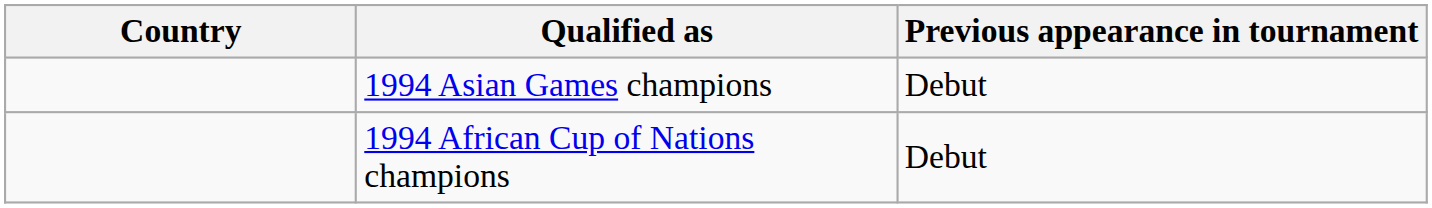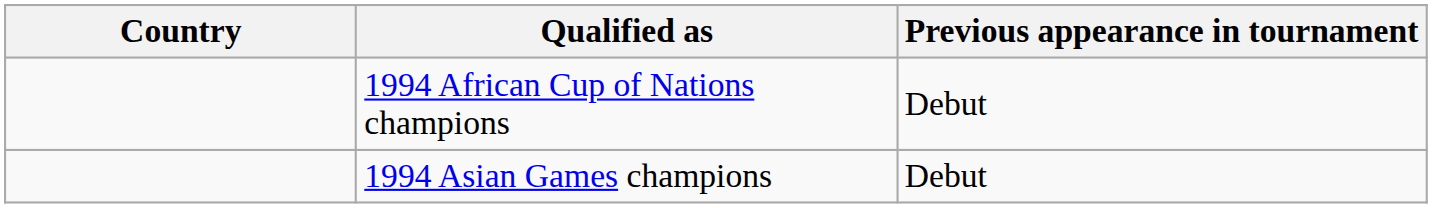rows swapped: (559, 156) <-> (568, 84)
